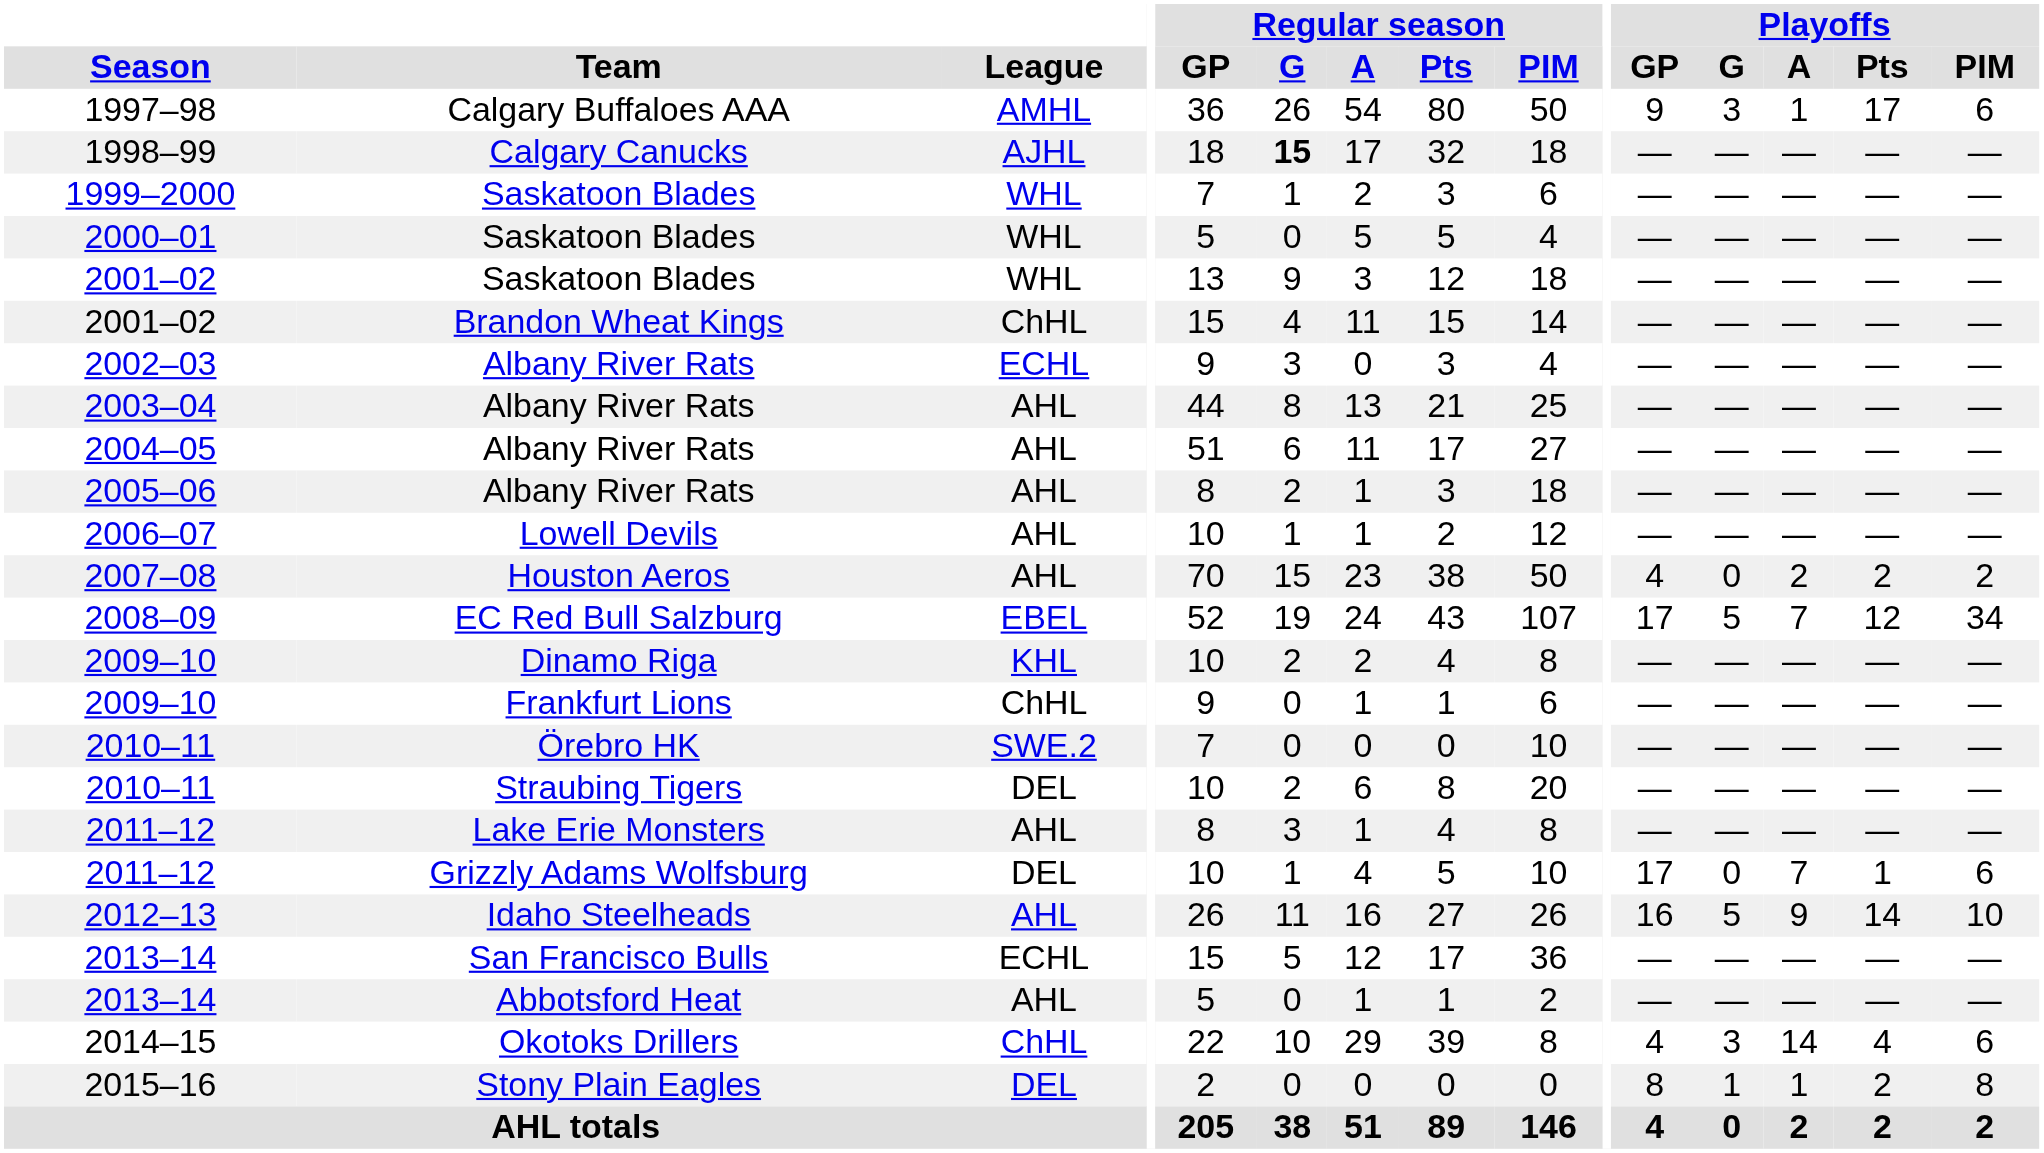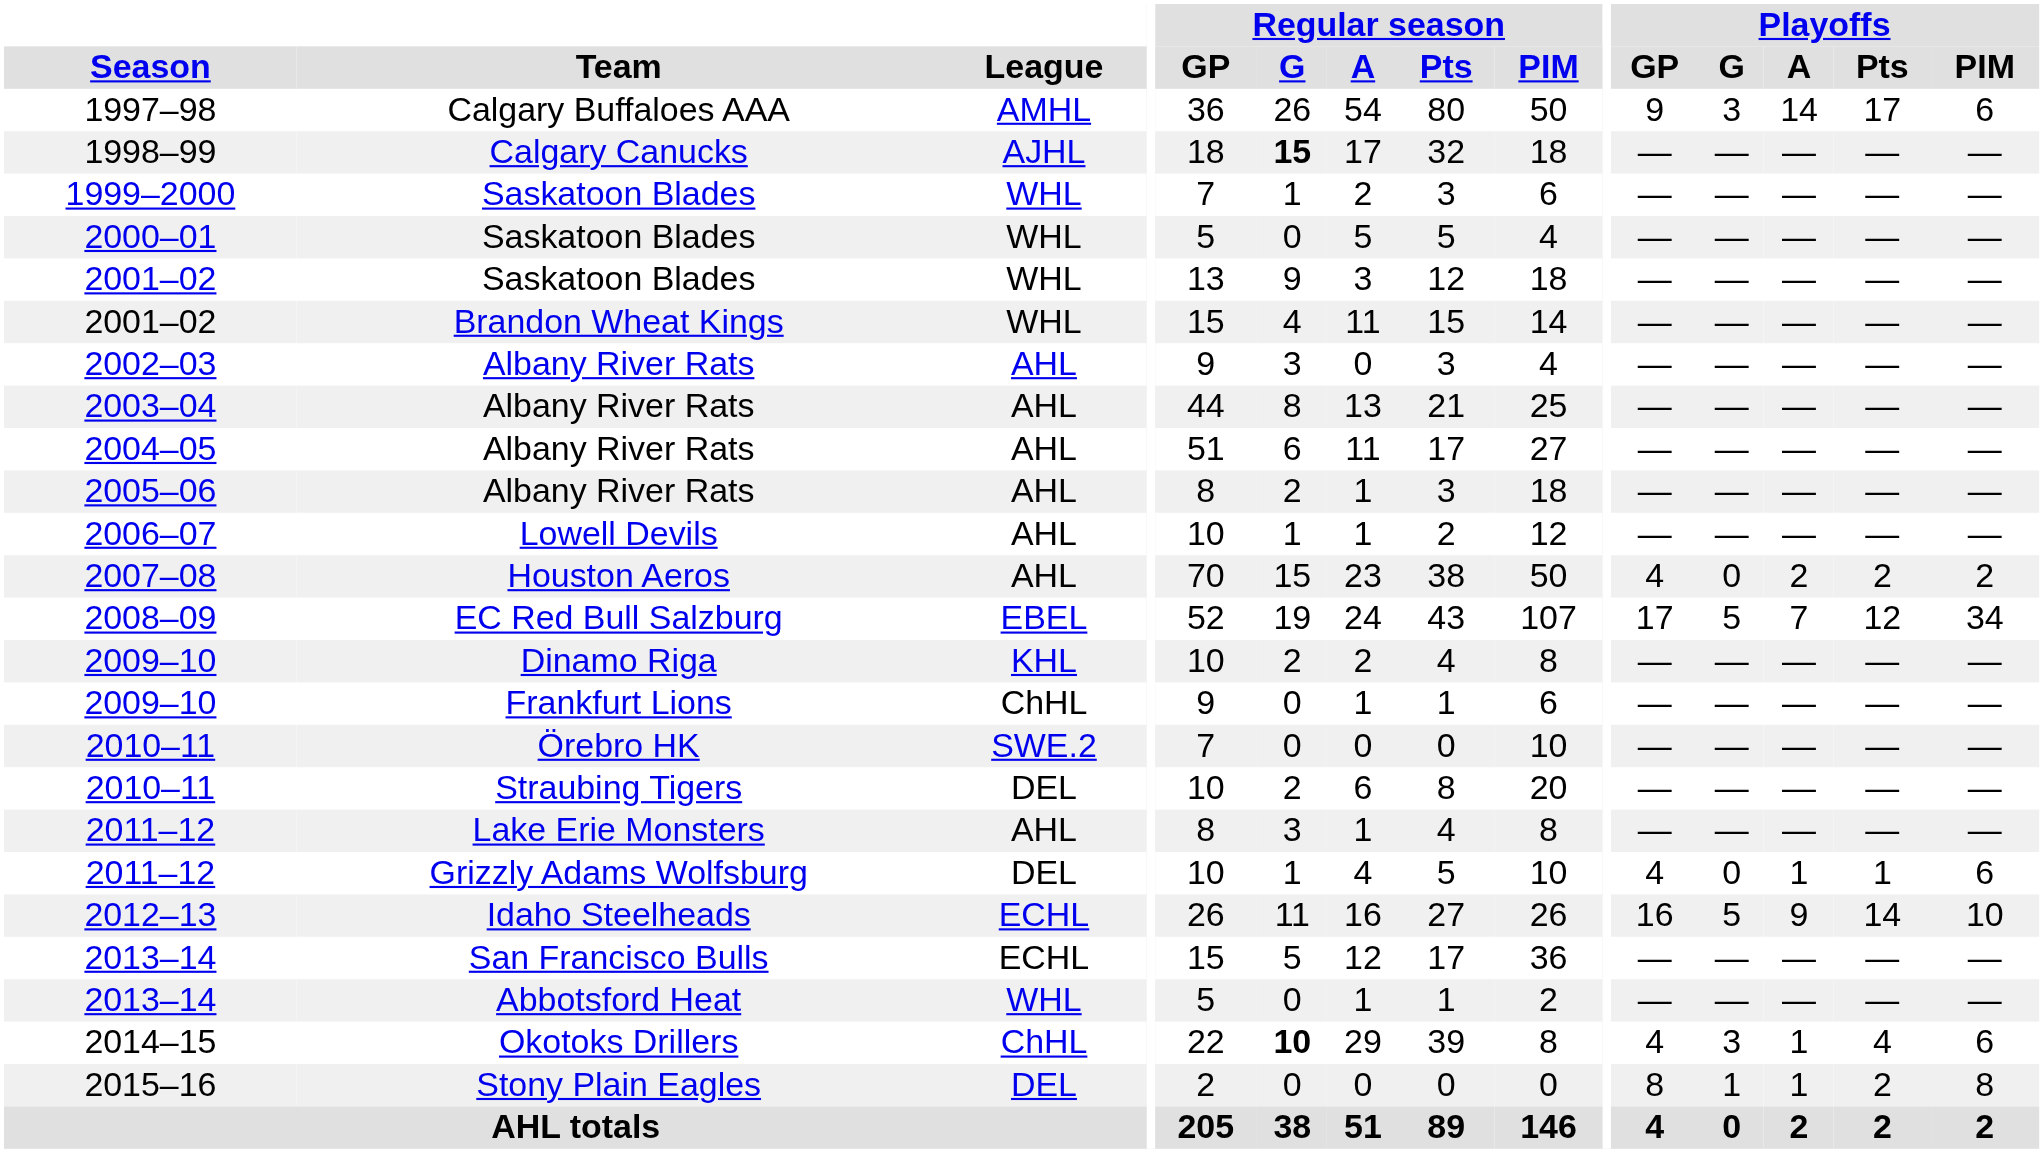(1799, 109) 1 -> (1799, 109) 14
(1044, 321) ChHL -> (1044, 321) WHL
(1044, 363) ECHL -> (1044, 363) AHL
(1655, 872) 17 -> (1655, 872) 4
(1799, 872) 7 -> (1799, 872) 1
(1044, 915) AHL -> (1044, 915) ECHL
(1044, 999) AHL -> (1044, 999) WHL
(1292, 1042) normal -> (1292, 1042) bold
(1799, 1042) 14 -> (1799, 1042) 1
